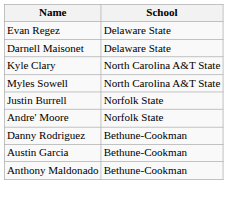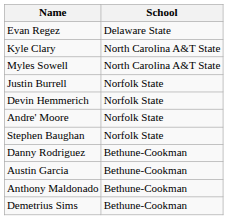- row: (45, 48)
+ row: (48, 100)
+ row: (46, 135)
+ row: (42, 205)
